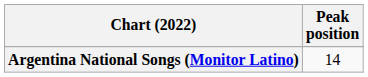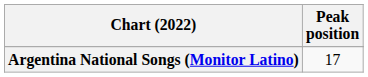(333, 59) 14 -> (333, 59) 17
